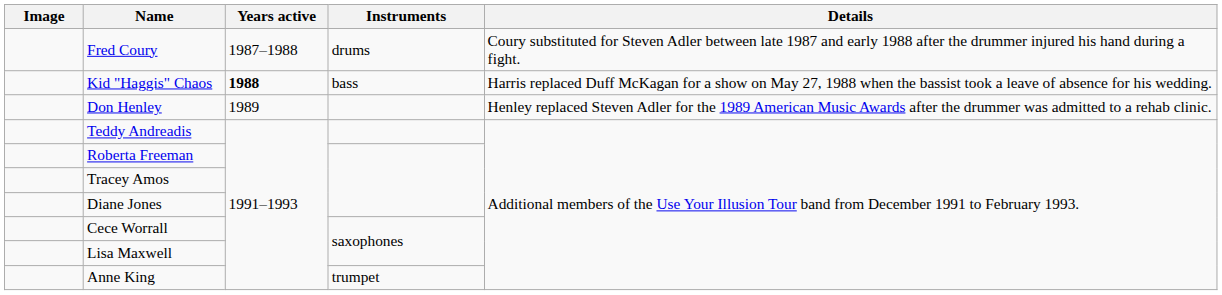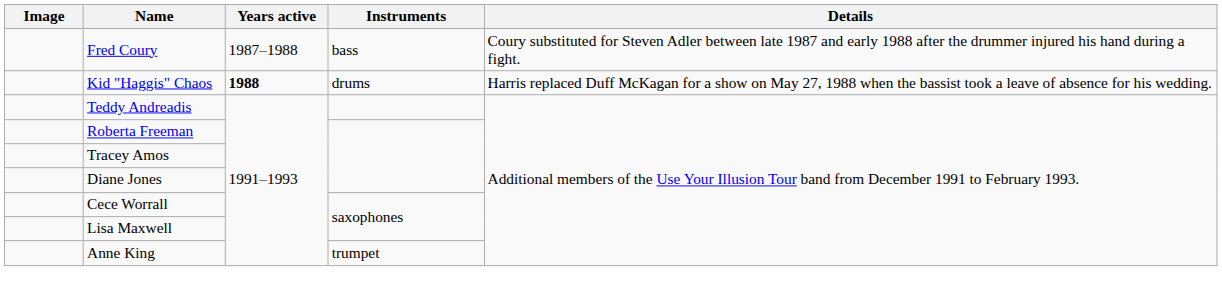(351, 49) drums -> (345, 49) bass
(345, 82) bass -> (351, 82) drums
- row: (124, 107)
